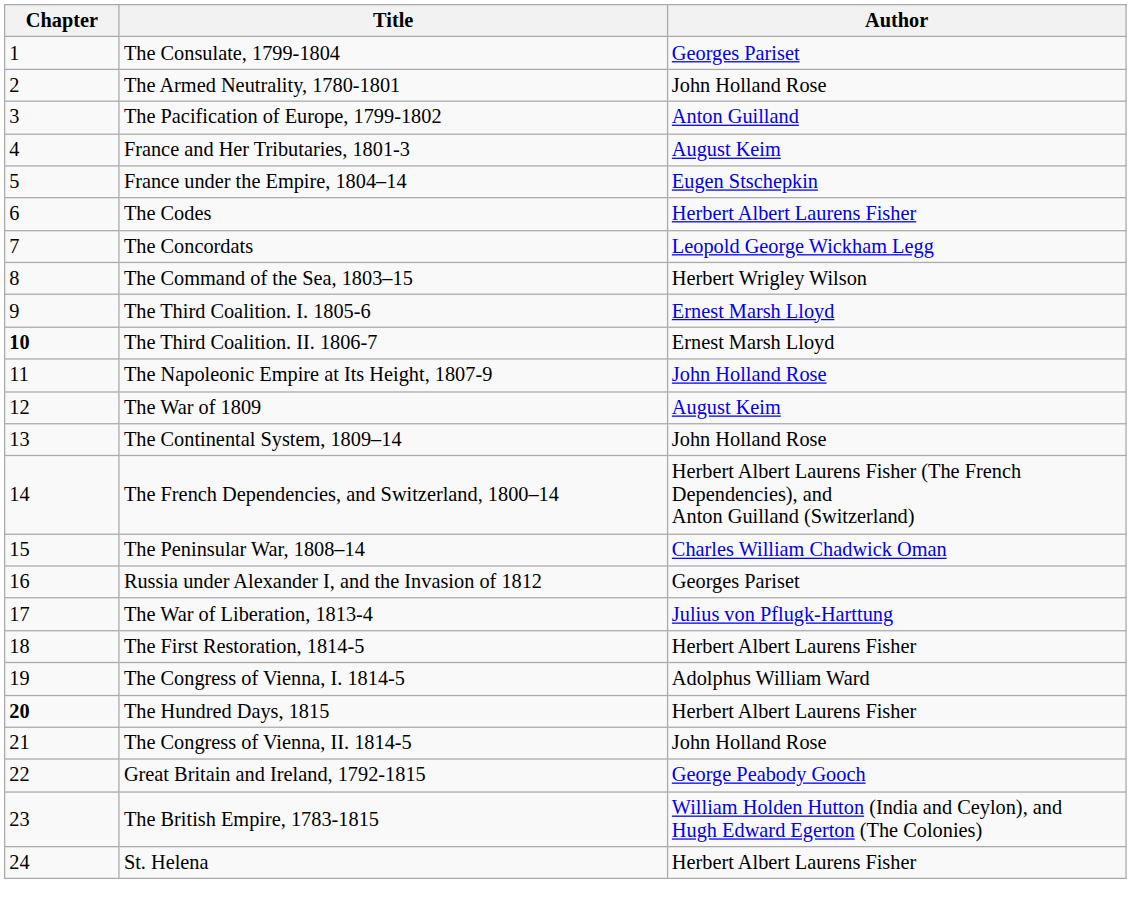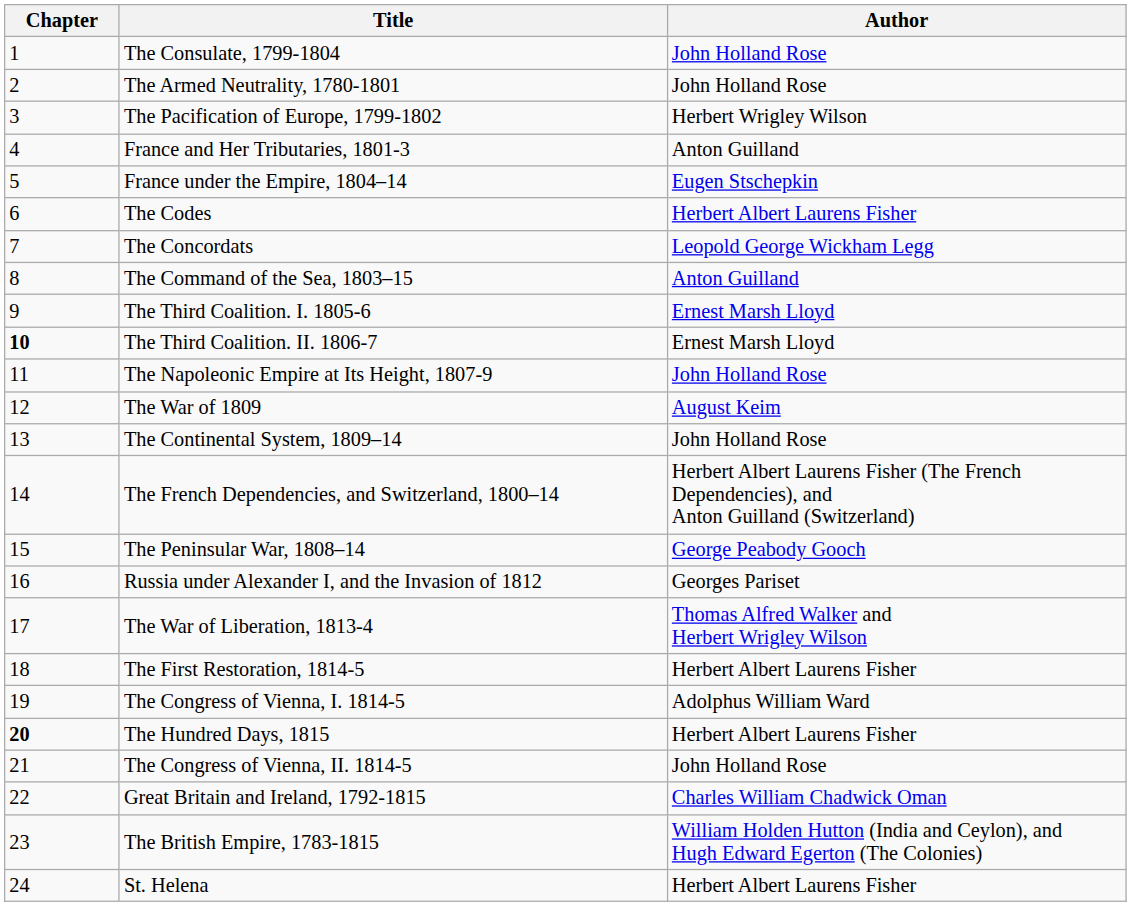(736, 52) Georges Pariset -> (749, 52) John Holland Rose
(735, 117) Anton Guilland -> (769, 117) Herbert Wrigley Wilson
(726, 149) August Keim -> (735, 149) Anton Guilland
(769, 278) Herbert Wrigley Wilson -> (735, 278) Anton Guilland
(809, 549) Charles William Chadwick Oman -> (769, 549) George Peabody Gooch
(782, 614) Julius von Pflugk-Harttung -> (782, 625) Thomas Alfred Walker and Herbert Wrigley Wilson
(769, 775) George Peabody Gooch -> (809, 798) Charles William Chadwick Oman
